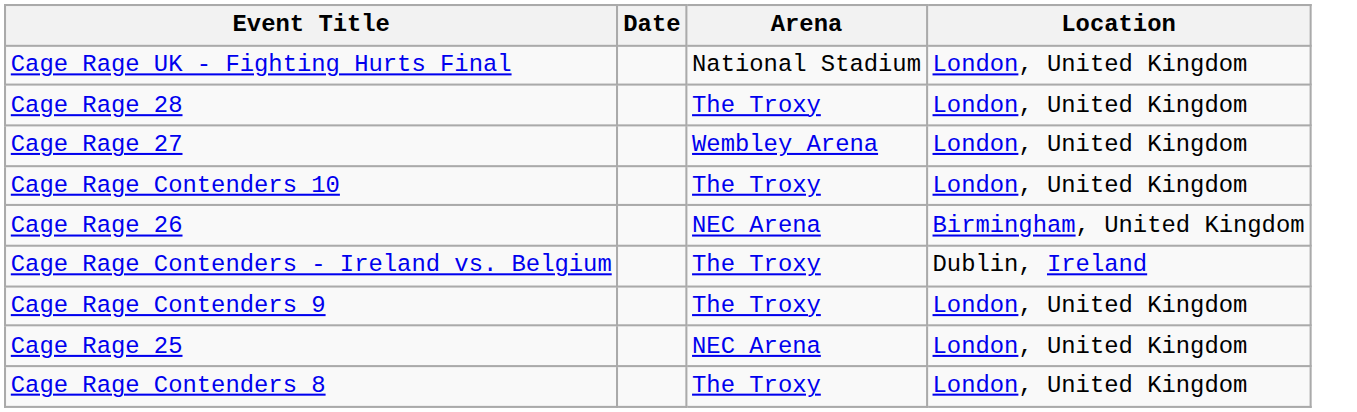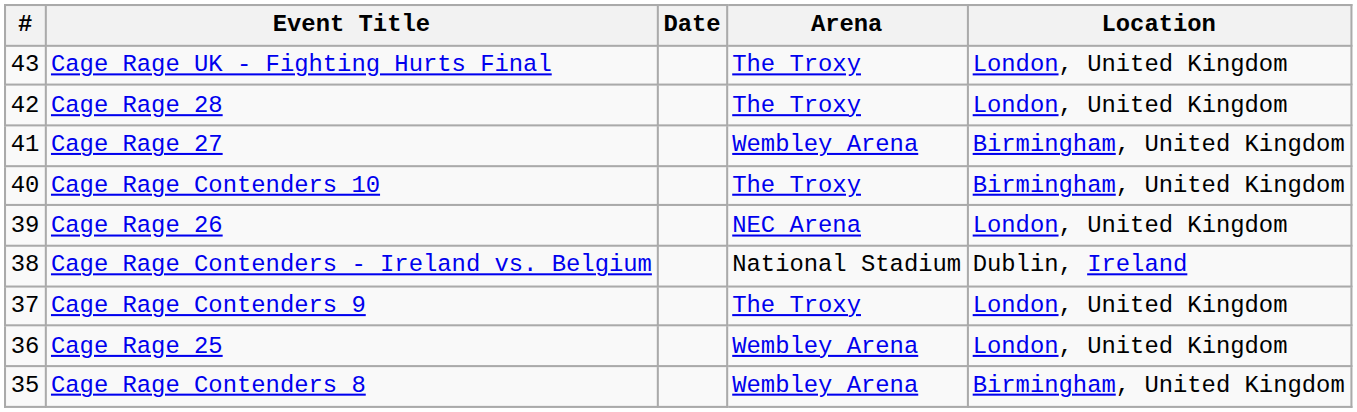+ column: (25, 25)
(807, 65) National Stadium -> (797, 65) The Troxy
(1090, 145) London, United Kingdom -> (1159, 145) Birmingham, United Kingdom
(1090, 185) London, United Kingdom -> (1159, 185) Birmingham, United Kingdom
(1119, 225) Birmingham, United Kingdom -> (1130, 225) London, United Kingdom
(756, 265) The Troxy -> (847, 265) National Stadium
(756, 346) NEC Arena -> (825, 346) Wembley Arena
(756, 386) The Troxy -> (825, 386) Wembley Arena
(1090, 386) London, United Kingdom -> (1159, 386) Birmingham, United Kingdom
